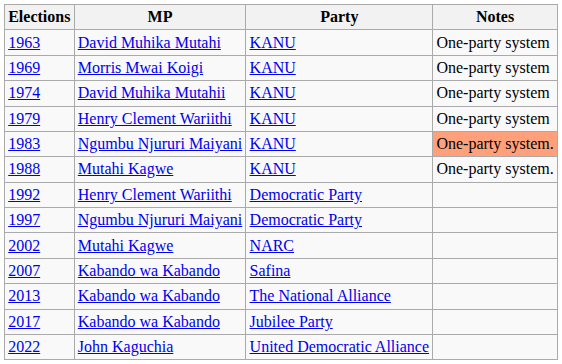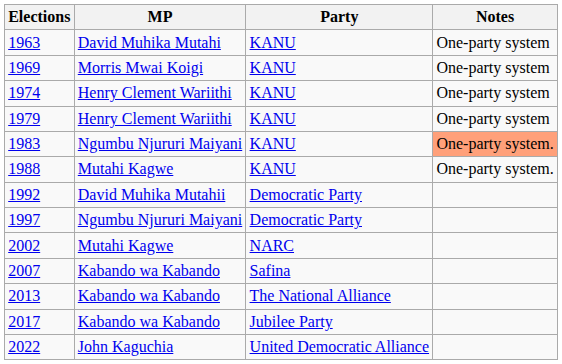(152, 93) David Muhika Mutahii -> (155, 93) Henry Clement Wariithi
(155, 194) Henry Clement Wariithi -> (152, 194) David Muhika Mutahii
